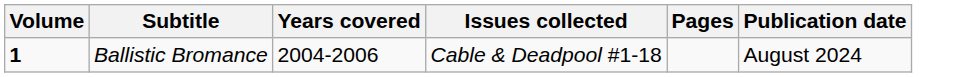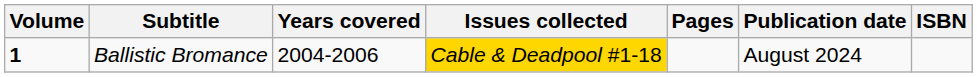+ column: (942, 21)
(546, 54) no background -> (546, 54) gold background
